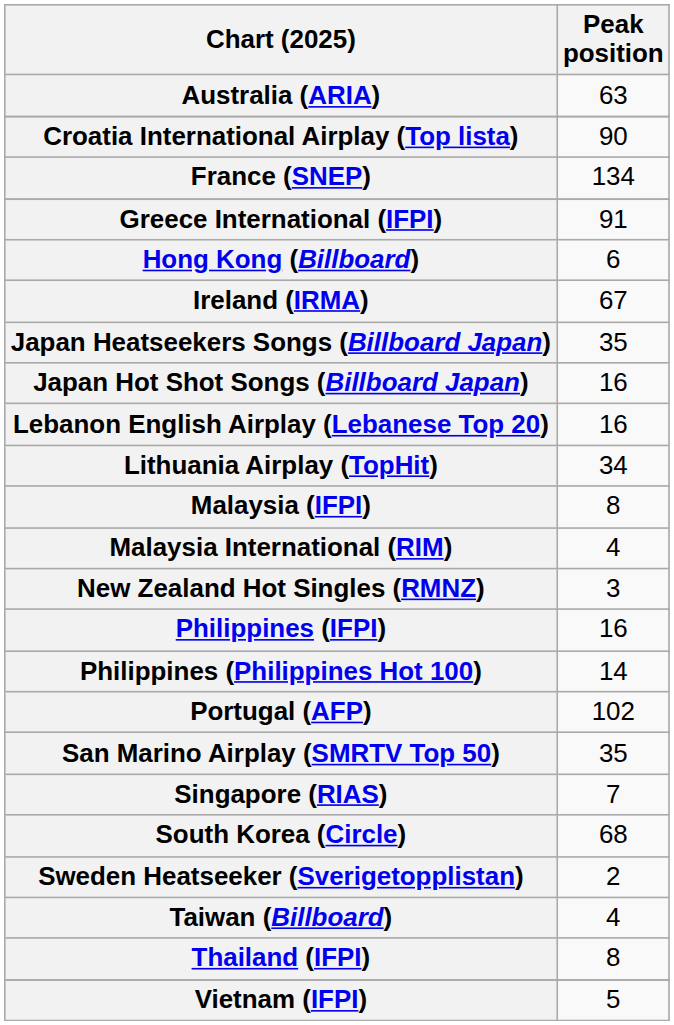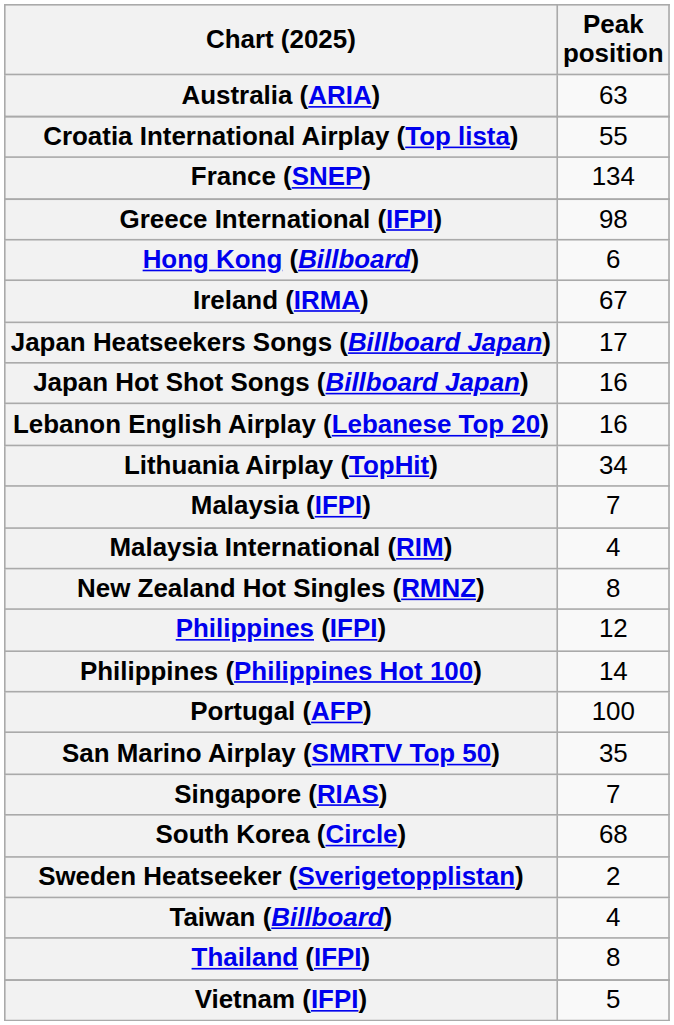(613, 136) 90 -> (613, 136) 55
(613, 218) 91 -> (613, 218) 98
(613, 341) 35 -> (613, 341) 17
(613, 506) 8 -> (613, 506) 7
(613, 588) 3 -> (613, 588) 8
(613, 629) 16 -> (613, 629) 12
(613, 711) 102 -> (613, 711) 100
